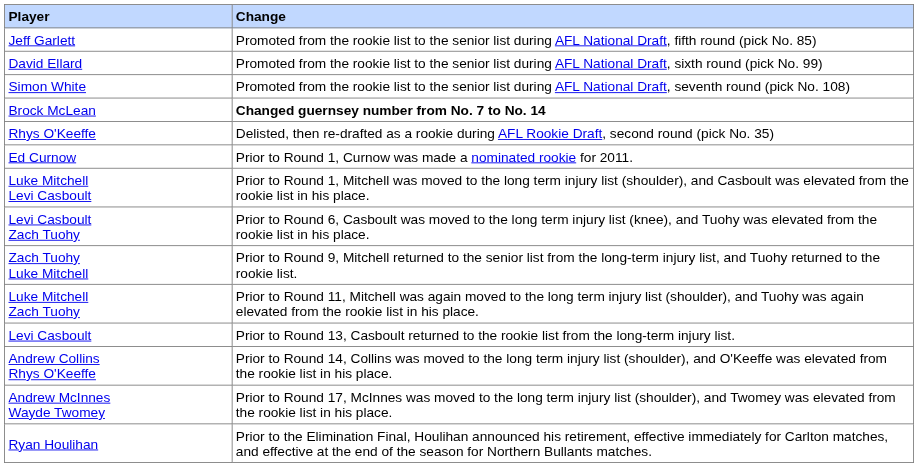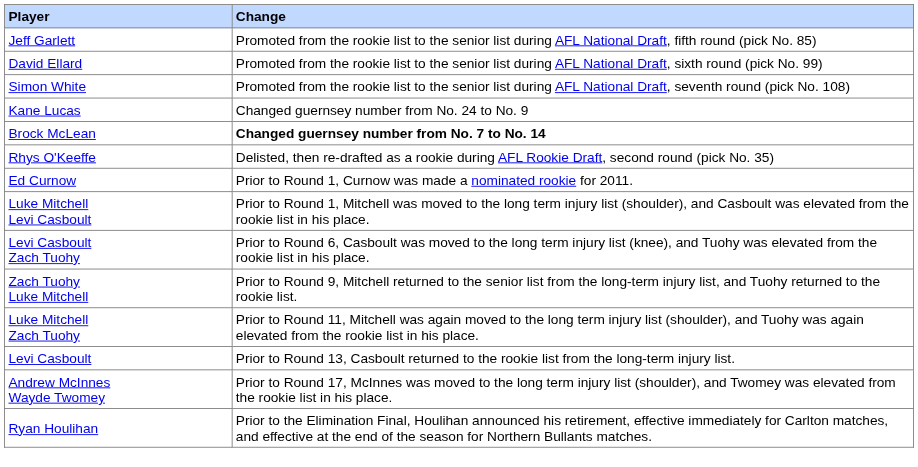+ row: (45, 110)
- row: (54, 366)
